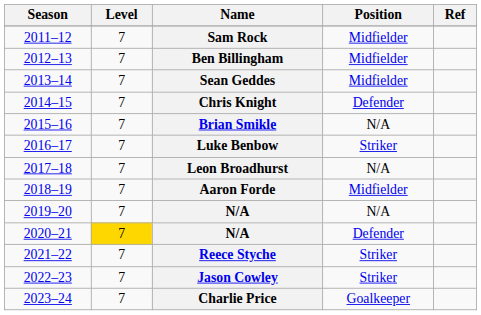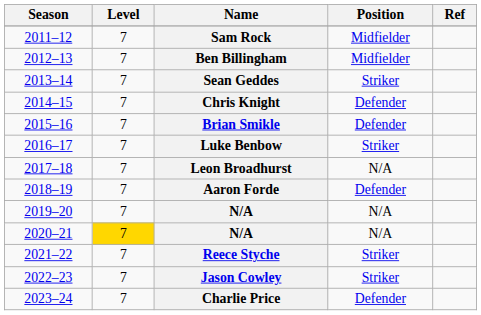(378, 80) Midfielder -> (380, 80) Striker
(378, 124) N/A -> (380, 124) Defender
(378, 189) Midfielder -> (380, 189) Defender
(378, 233) Defender -> (380, 233) N/A
(378, 299) Goalkeeper -> (380, 299) Defender
